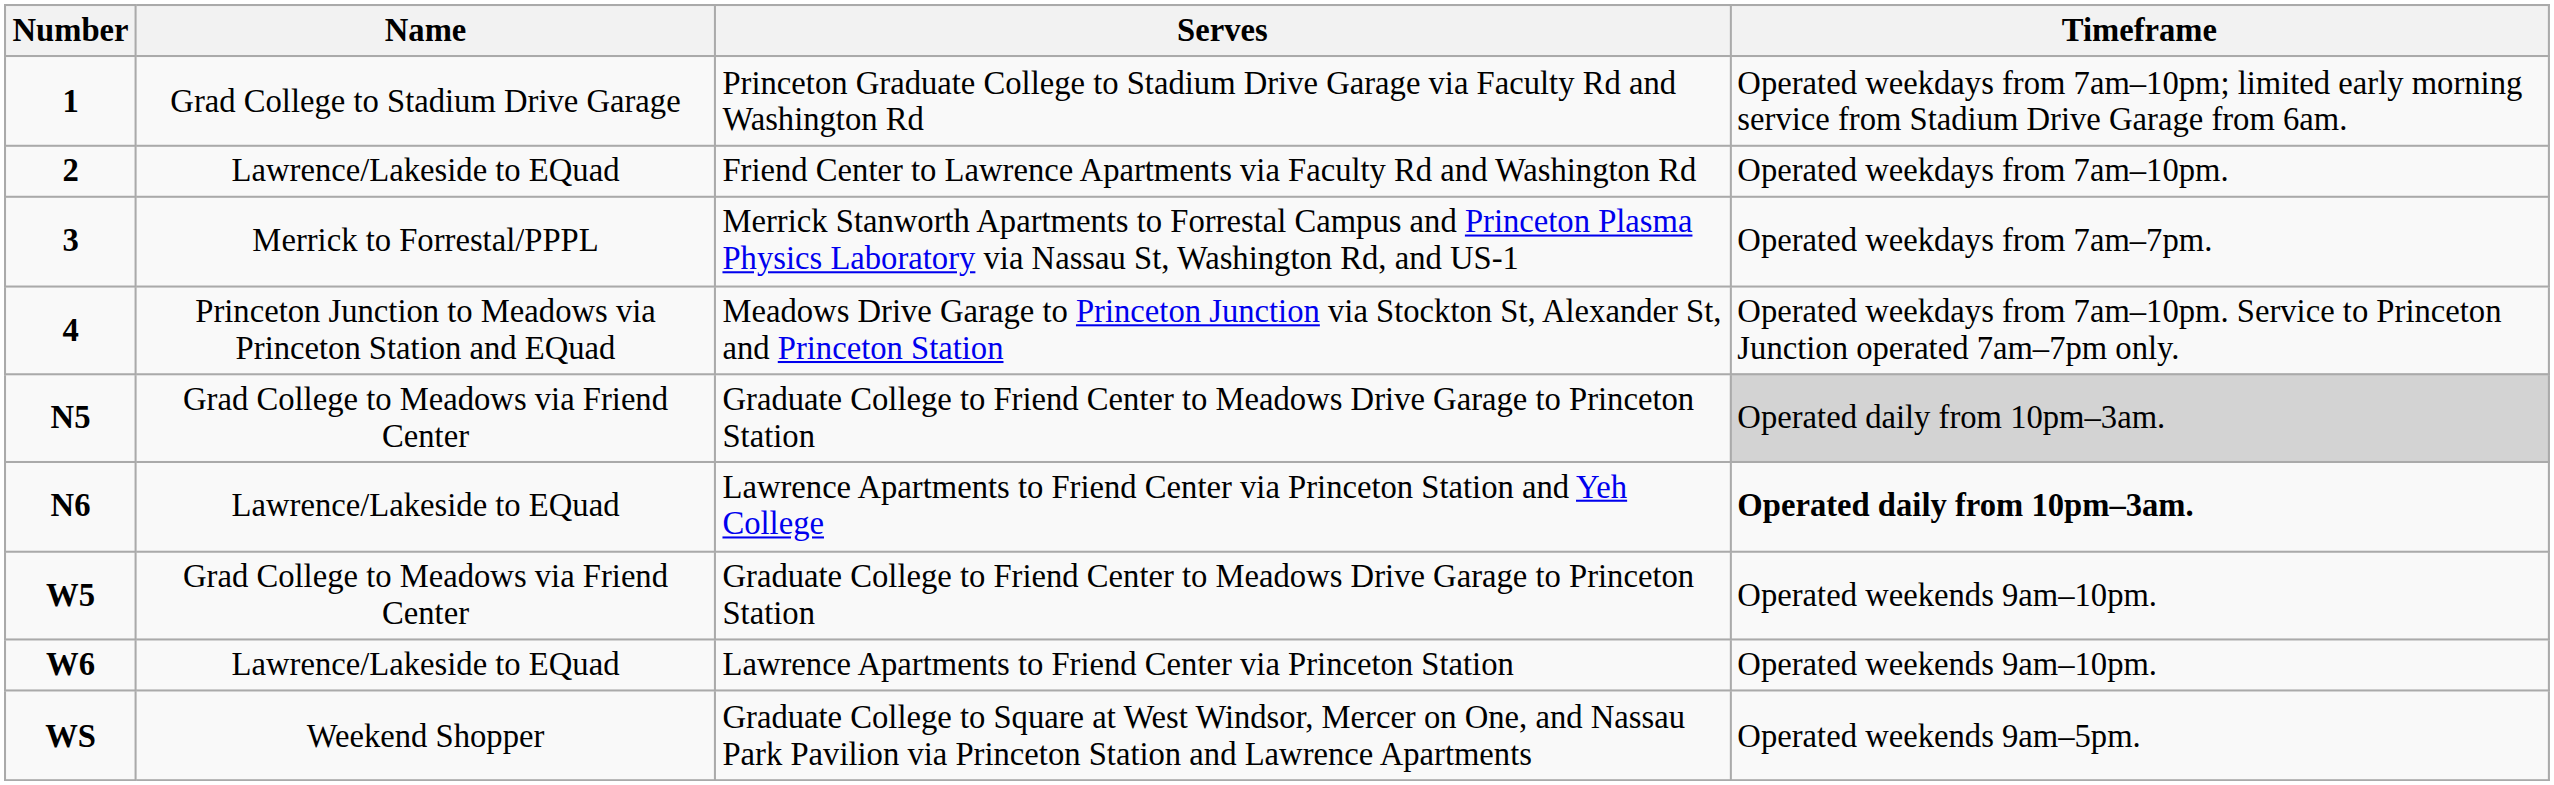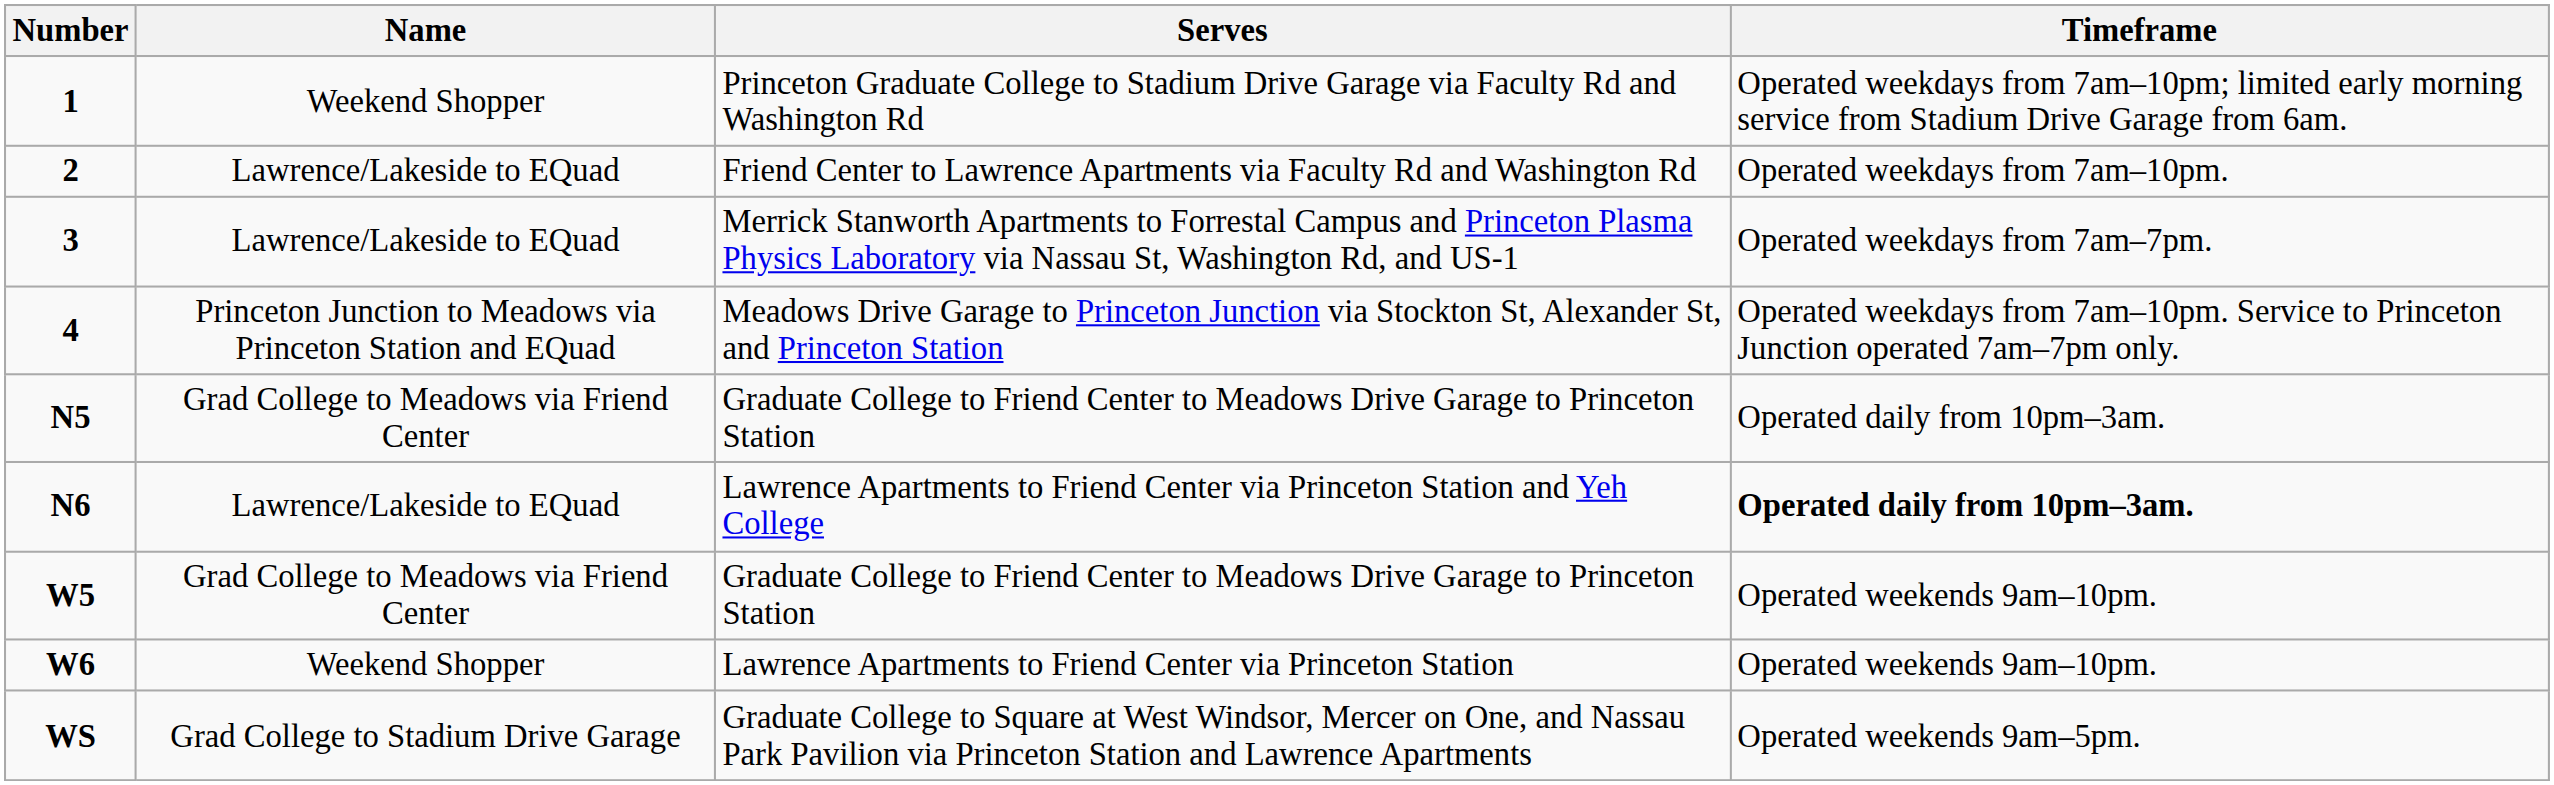(426, 100) Grad College to Stadium Drive Garage -> (426, 100) Weekend Shopper
(426, 240) Merrick to Forrestal/PPPL -> (426, 240) Lawrence/Lakeside to EQuad
(1951, 417) lightgrey background -> (1951, 417) no background
(426, 664) Lawrence/Lakeside to EQuad -> (426, 664) Weekend Shopper
(426, 734) Weekend Shopper -> (426, 734) Grad College to Stadium Drive Garage
